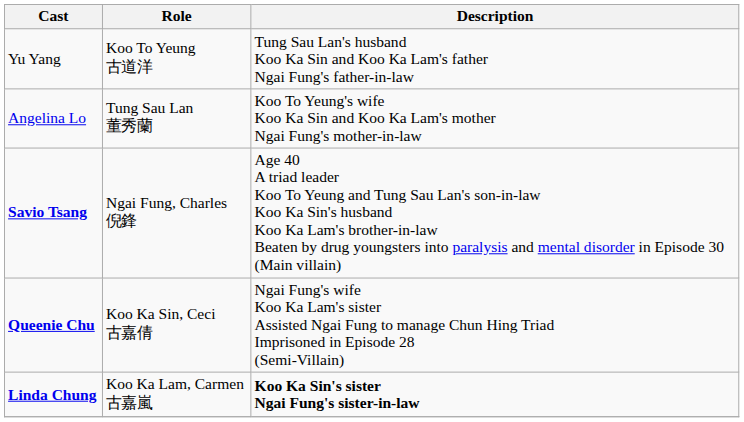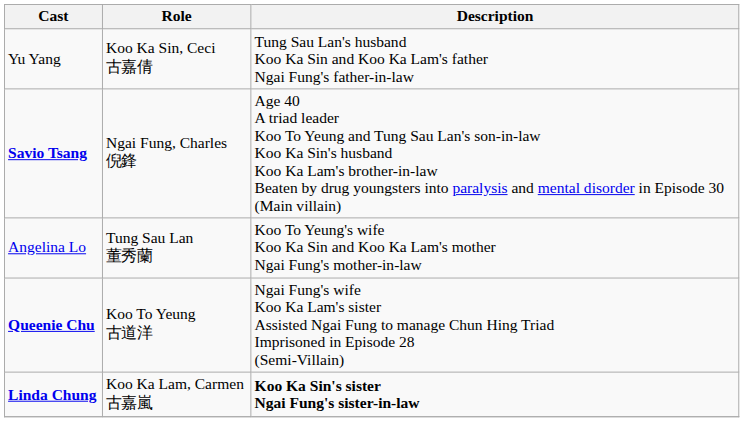(151, 57) Koo To Yeung 古道洋 -> (161, 57) Koo Ka Sin, Ceci 古嘉倩
rows swapped: (47, 118) <-> (48, 212)
(161, 323) Koo Ka Sin, Ceci 古嘉倩 -> (151, 323) Koo To Yeung 古道洋
